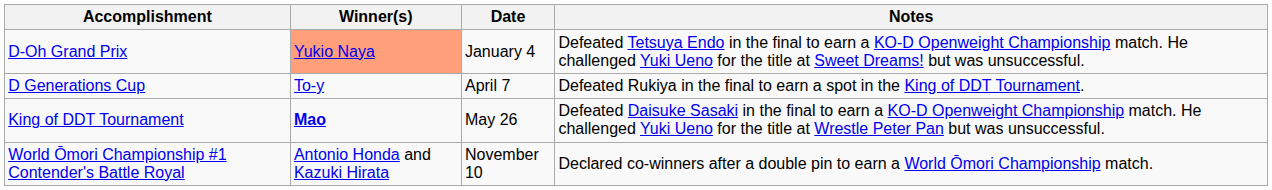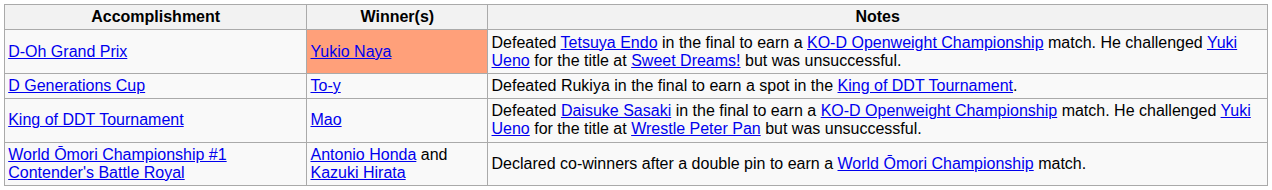- column: (508, 17)
(310, 120) bold -> (326, 120) normal
